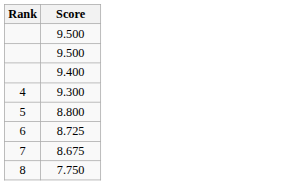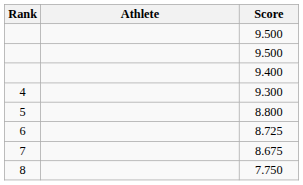+ column: (140, 14)
